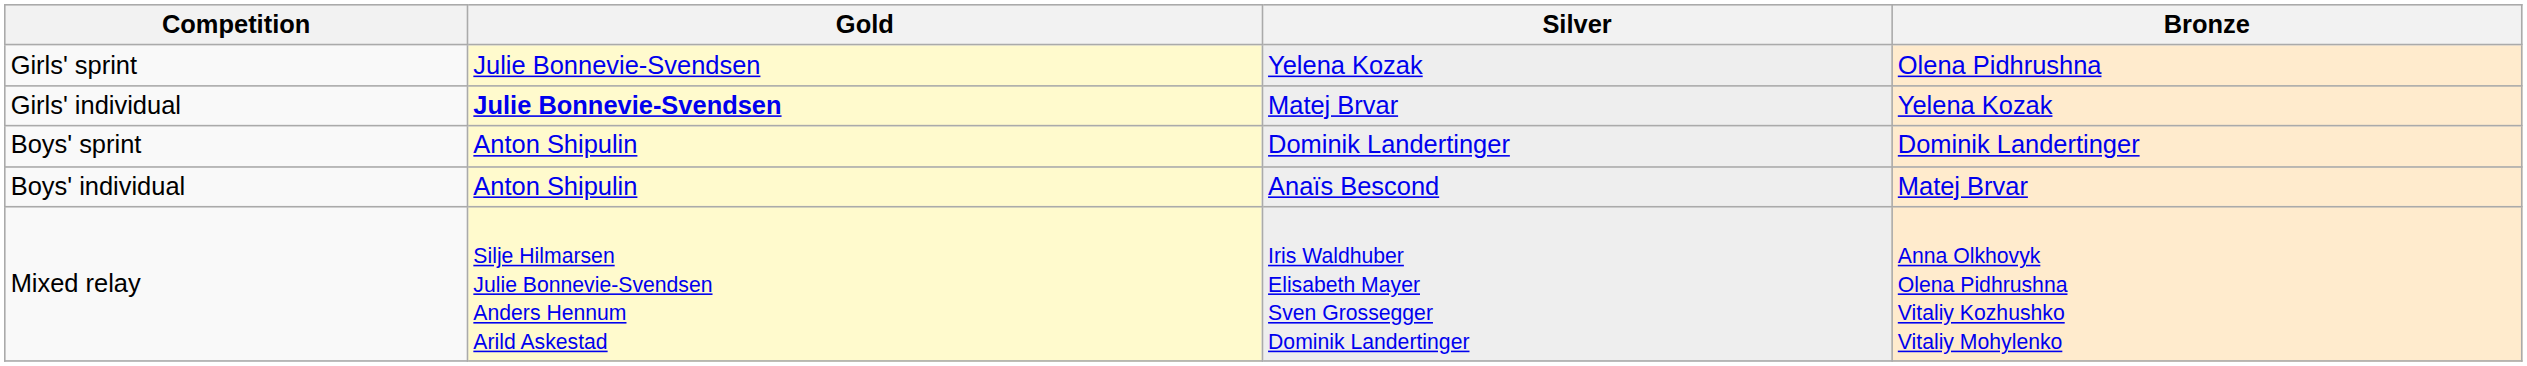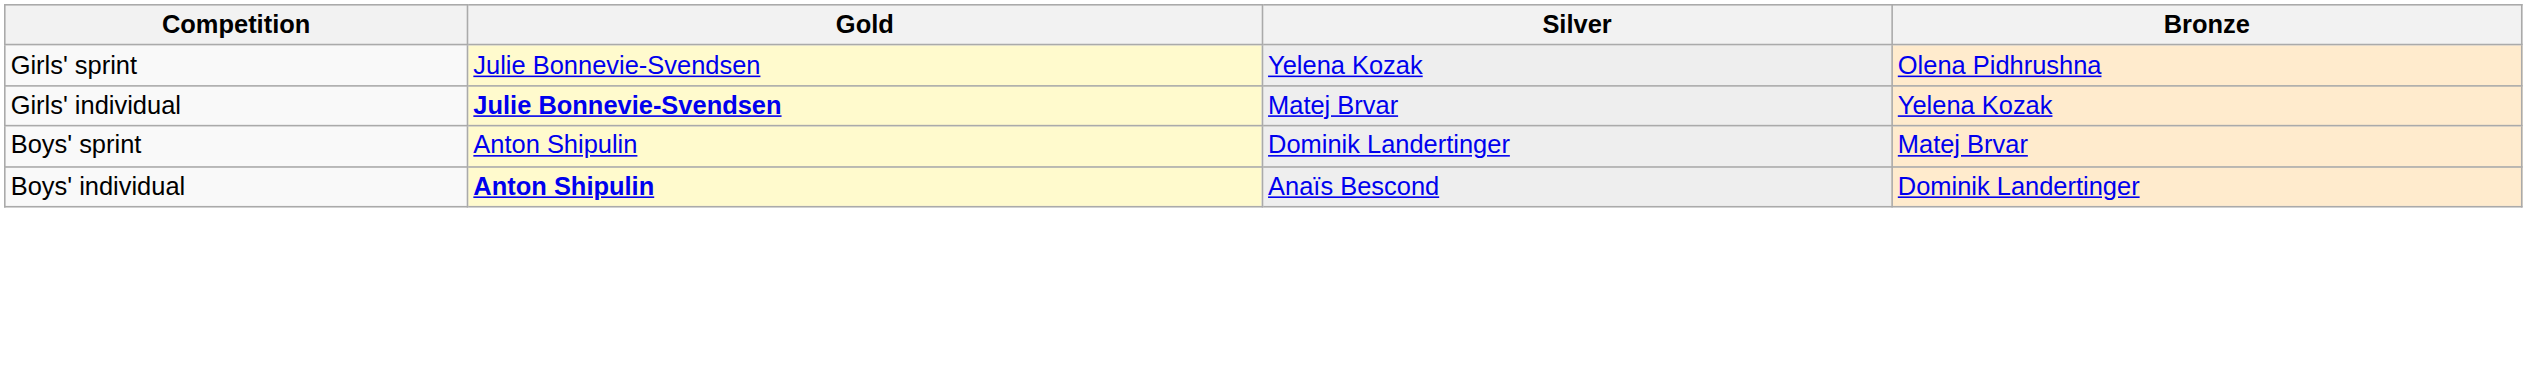(2019, 145) Dominik Landertinger -> (1963, 145) Matej Brvar
(555, 186) normal -> (564, 186) bold
(1963, 186) Matej Brvar -> (2019, 186) Dominik Landertinger
- row: (76, 283)
